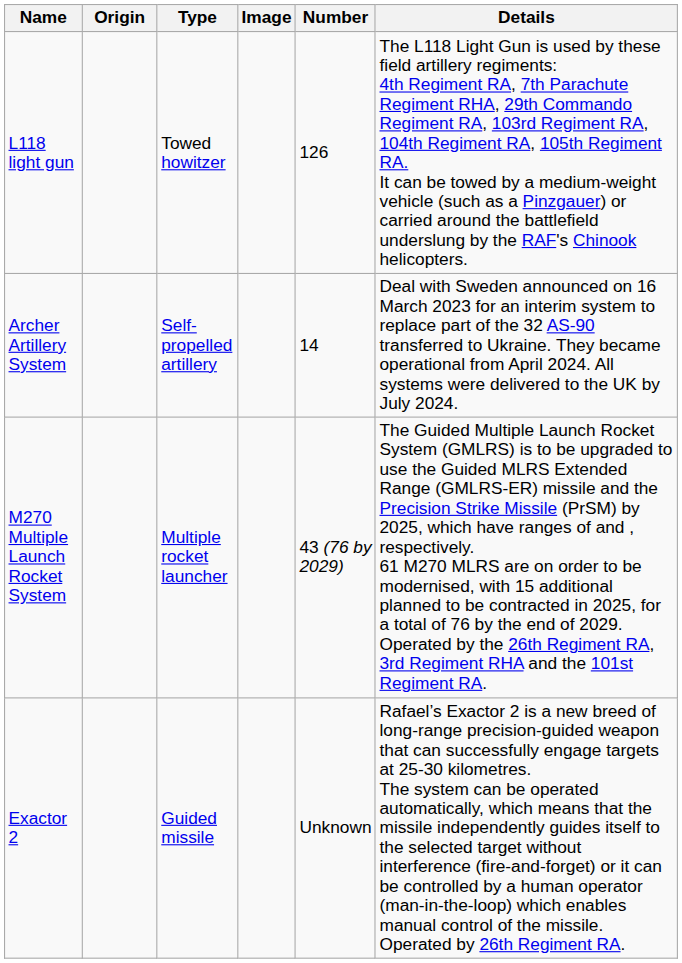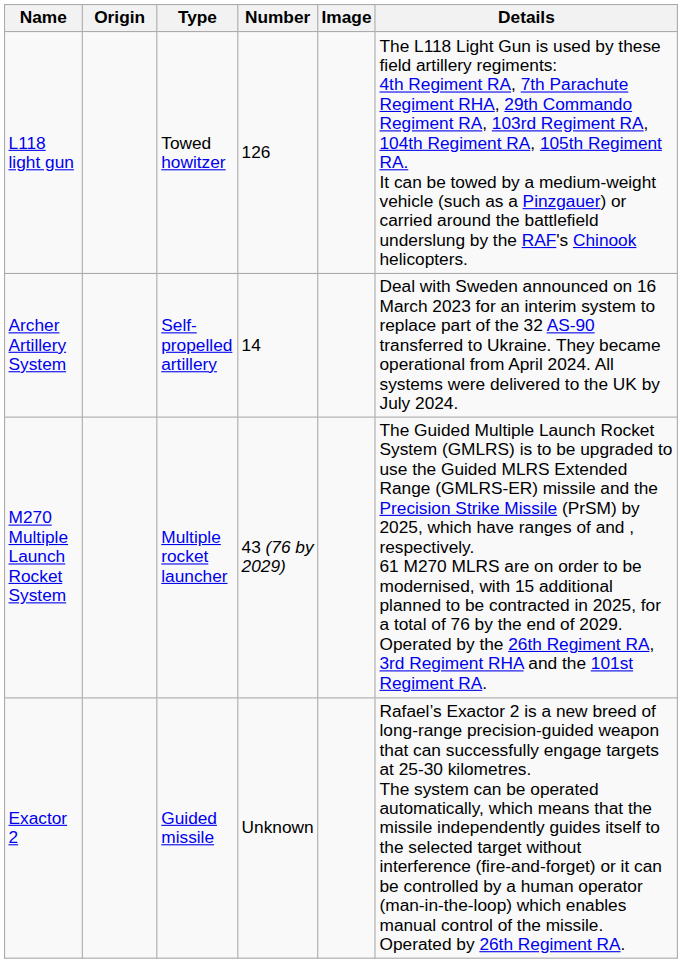columns swapped: (336, 18) <-> (267, 18)
